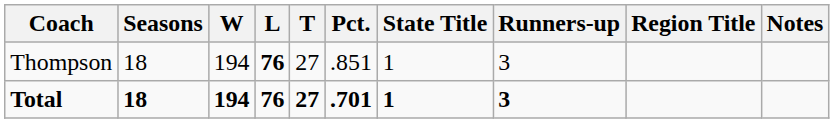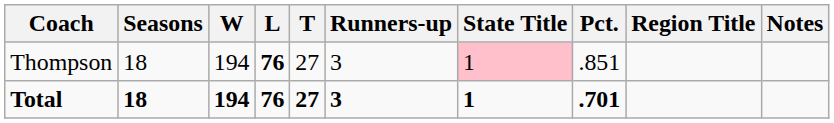columns swapped: (351, 23) <-> (559, 23)
(389, 61) no background -> (469, 61) pink background
